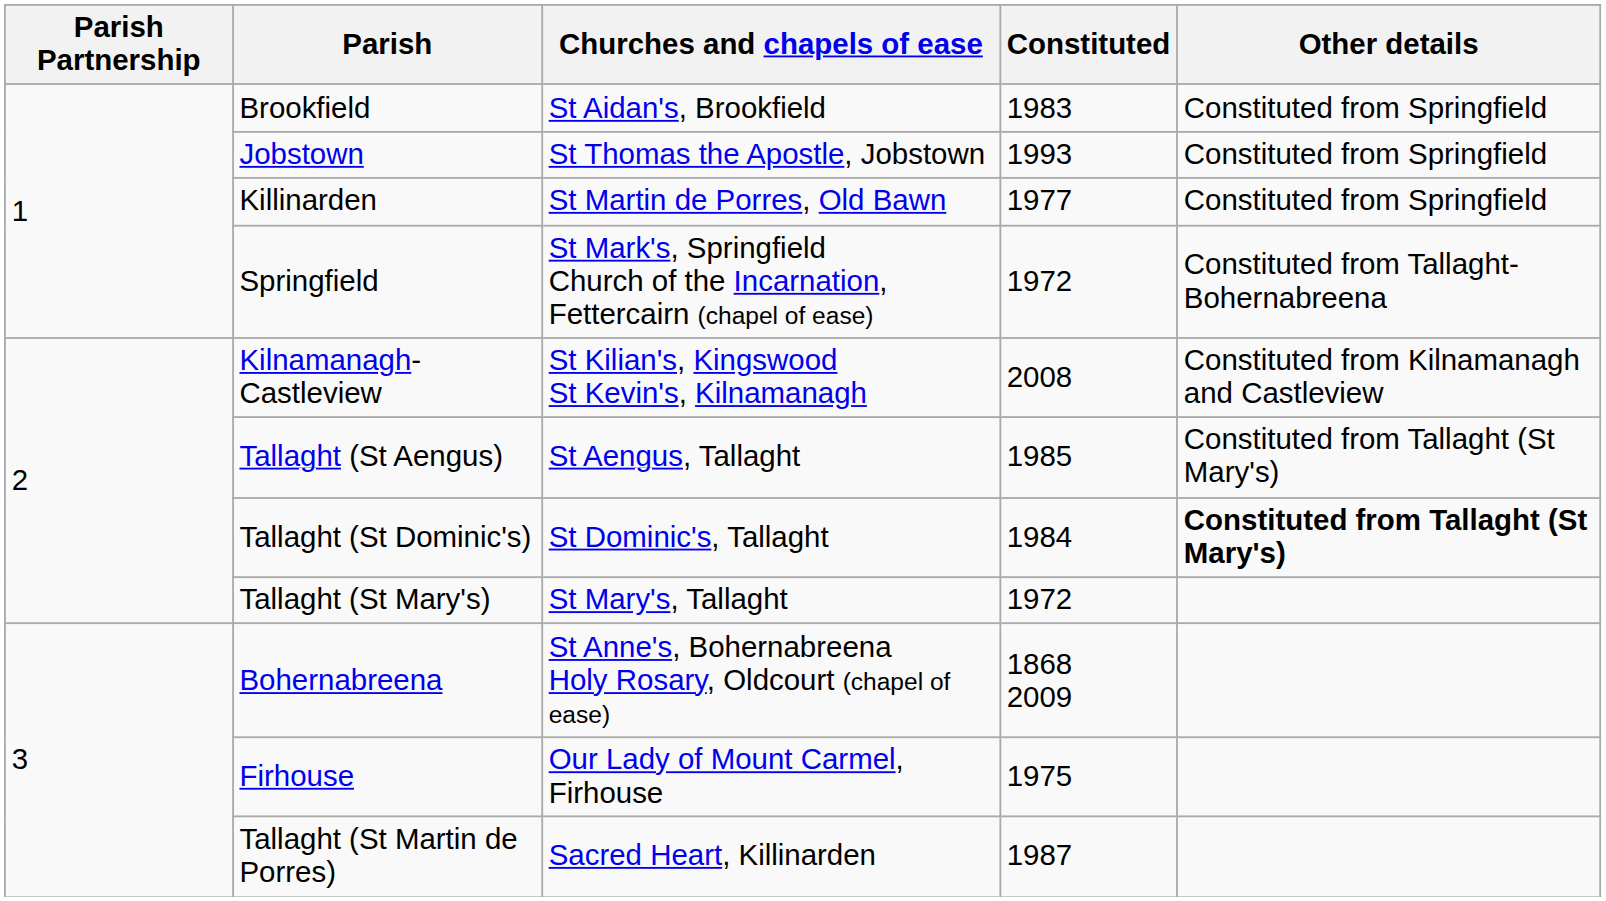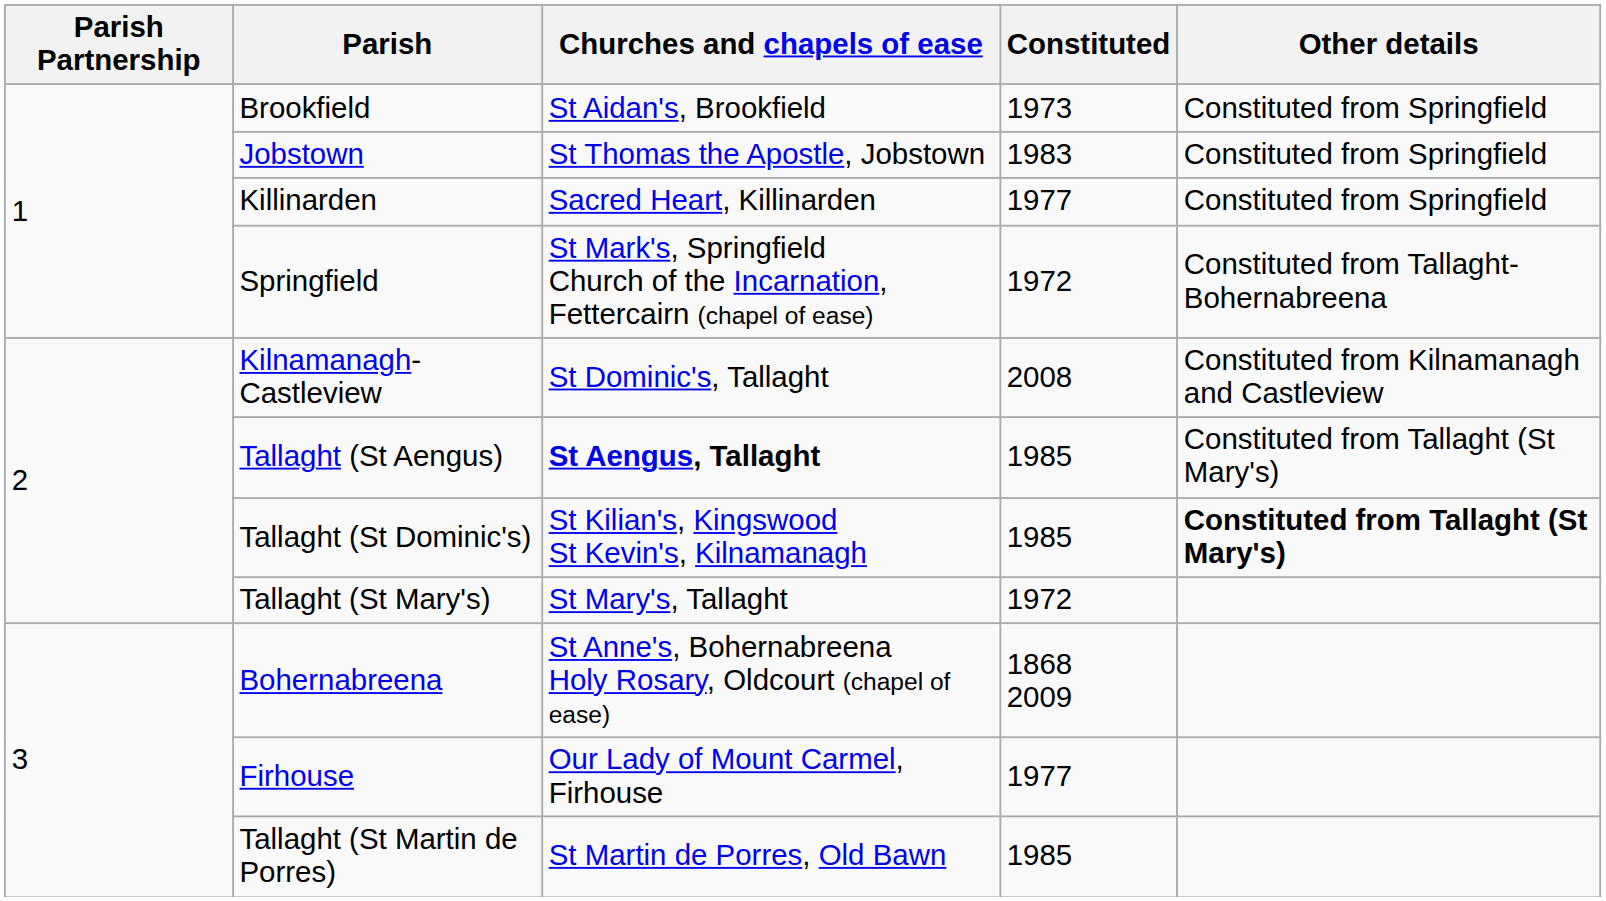(1039, 107) 1983 -> (1039, 107) 1973
(1039, 154) 1993 -> (1039, 154) 1983
(748, 201) St Martin de Porres, Old Bawn -> (712, 201) Sacred Heart, Killinarden
(708, 377) St Kilian's, Kingswood St Kevin's, Kilnamanagh -> (689, 377) St Dominic's, Tallaght
(674, 457) normal -> (684, 457) bold
(689, 536) St Dominic's, Tallaght -> (708, 536) St Kilian's, Kingswood St Kevin's, Kilnamanagh
(1039, 536) 1984 -> (1039, 536) 1985
(1039, 776) 1975 -> (1039, 776) 1977
(712, 856) Sacred Heart, Killinarden -> (748, 856) St Martin de Porres, Old Bawn
(1039, 856) 1987 -> (1039, 856) 1985
